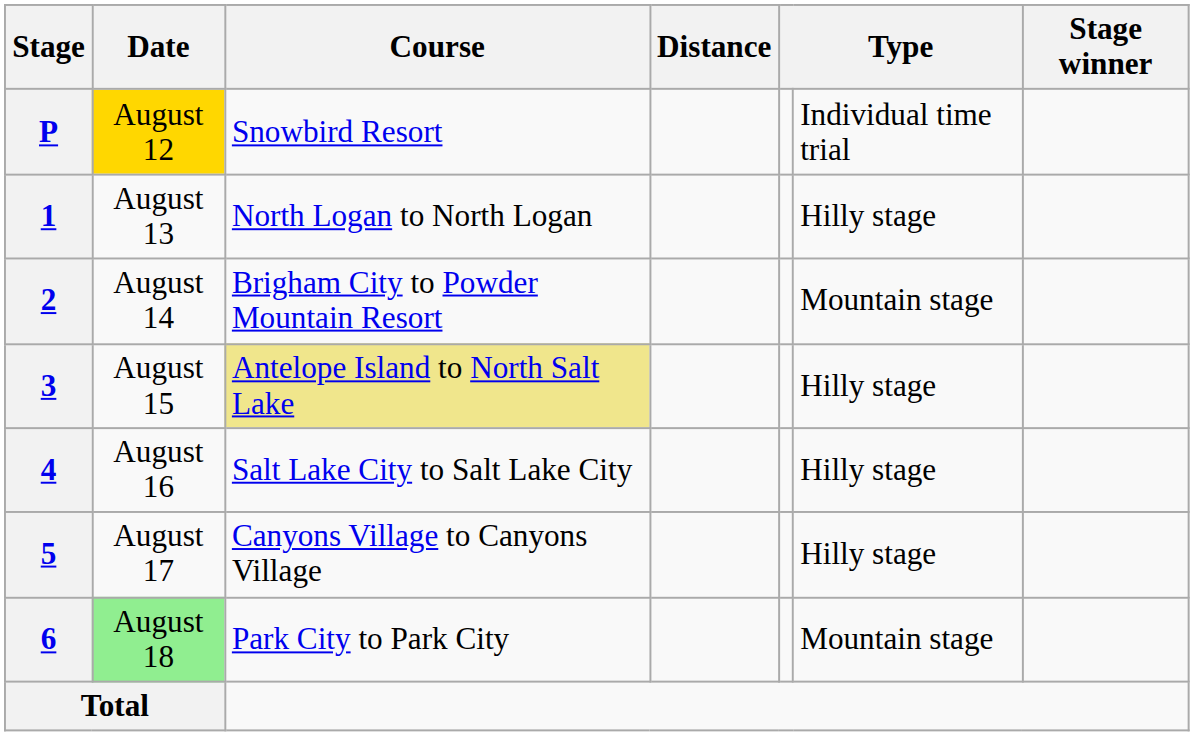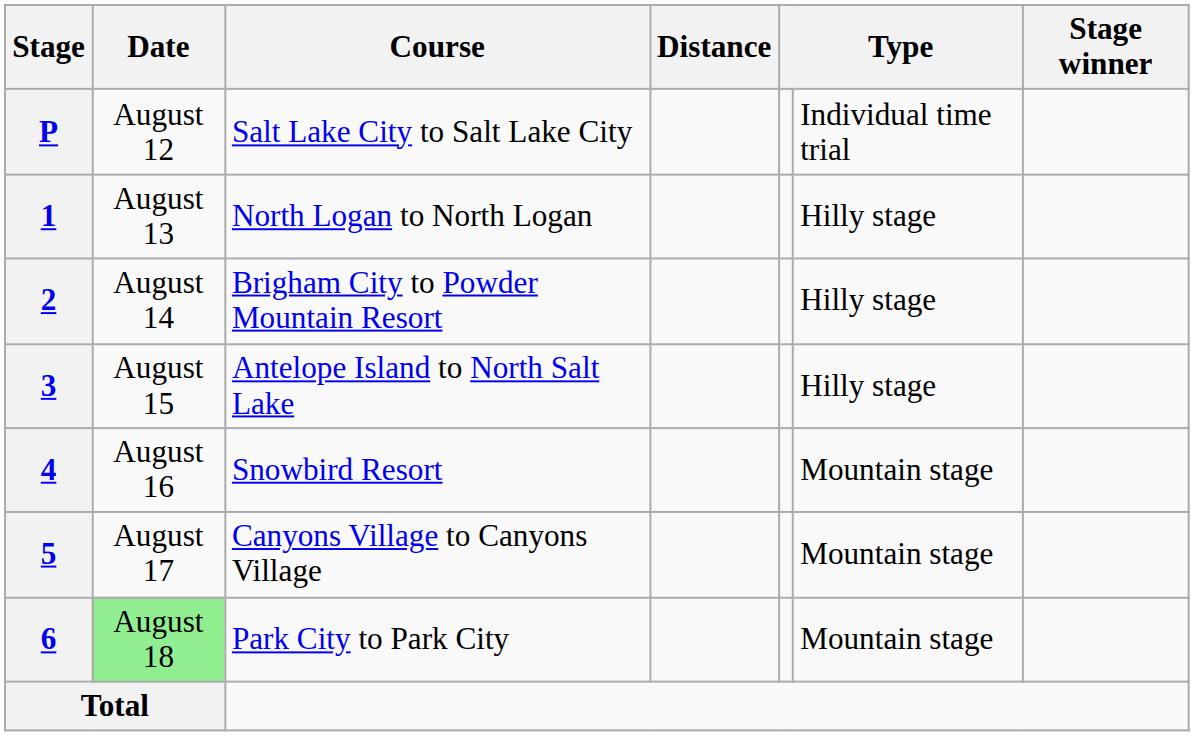(158, 131) gold background -> (158, 131) no background
(337, 131) Snowbird Resort -> (432, 131) Salt Lake City to Salt Lake City
(897, 300) Mountain stage -> (868, 300) Hilly stage
(416, 385) khaki background -> (416, 385) no background
(432, 469) Salt Lake City to Salt Lake City -> (337, 469) Snowbird Resort
(868, 469) Hilly stage -> (897, 469) Mountain stage
(868, 554) Hilly stage -> (897, 554) Mountain stage
